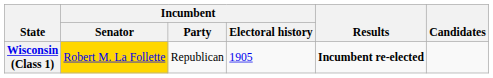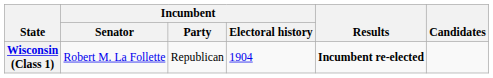(114, 57) gold background -> (114, 57) no background
(241, 57) 1905 -> (241, 57) 1904
